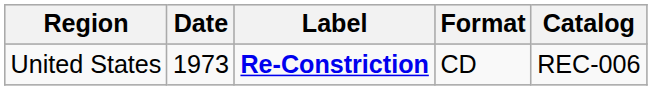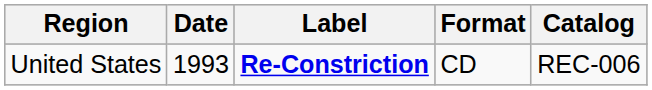(201, 64) 1973 -> (201, 64) 1993
